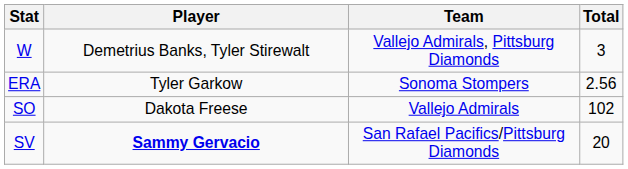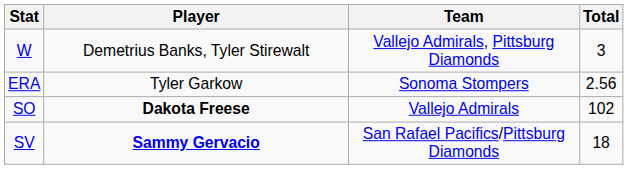(196, 109) normal -> (196, 109) bold
(601, 142) 20 -> (601, 142) 18
